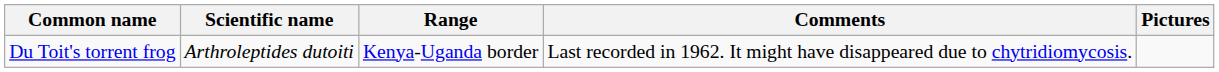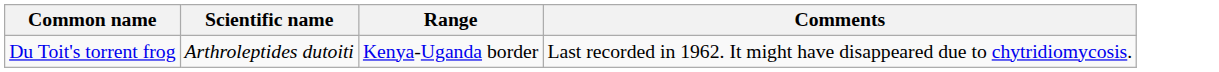- column: (1176, 20)
